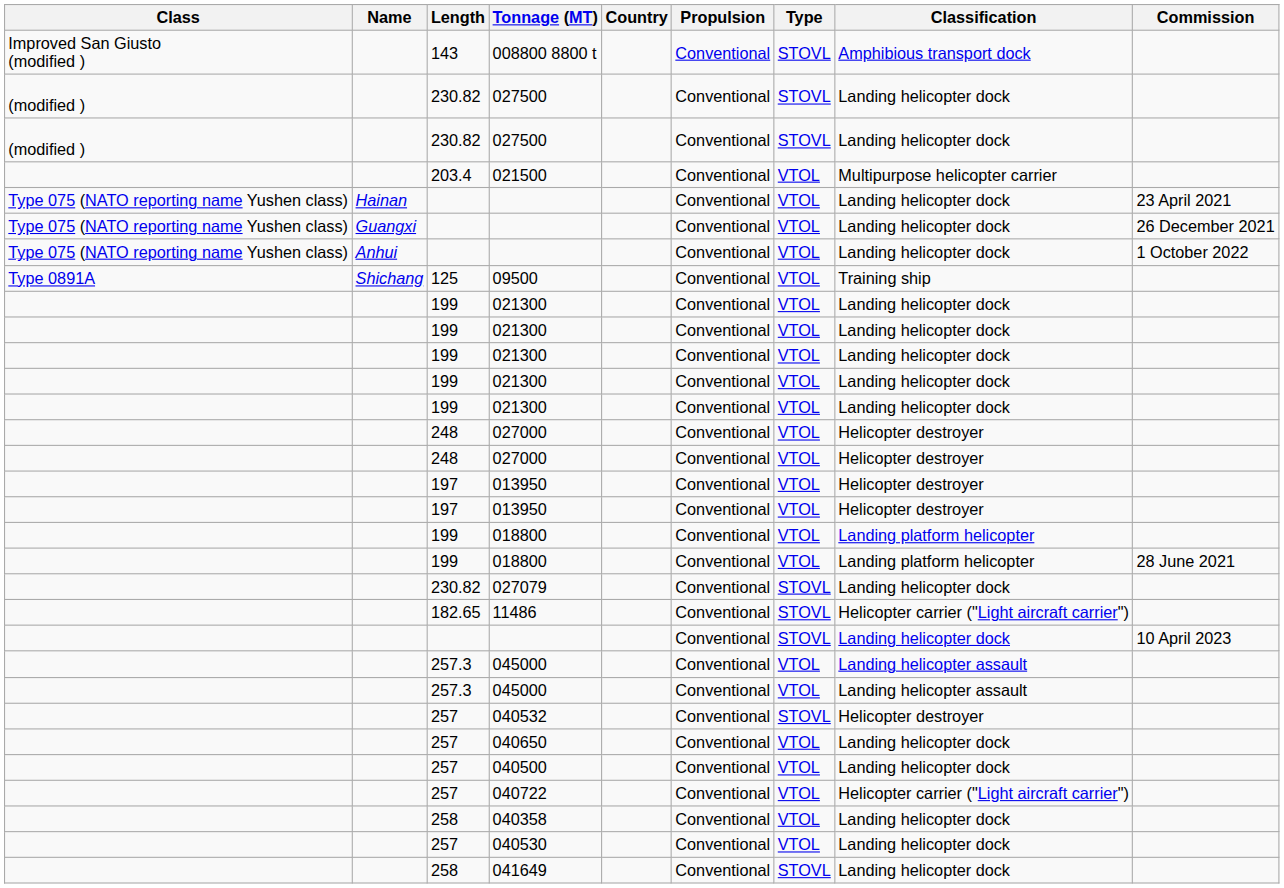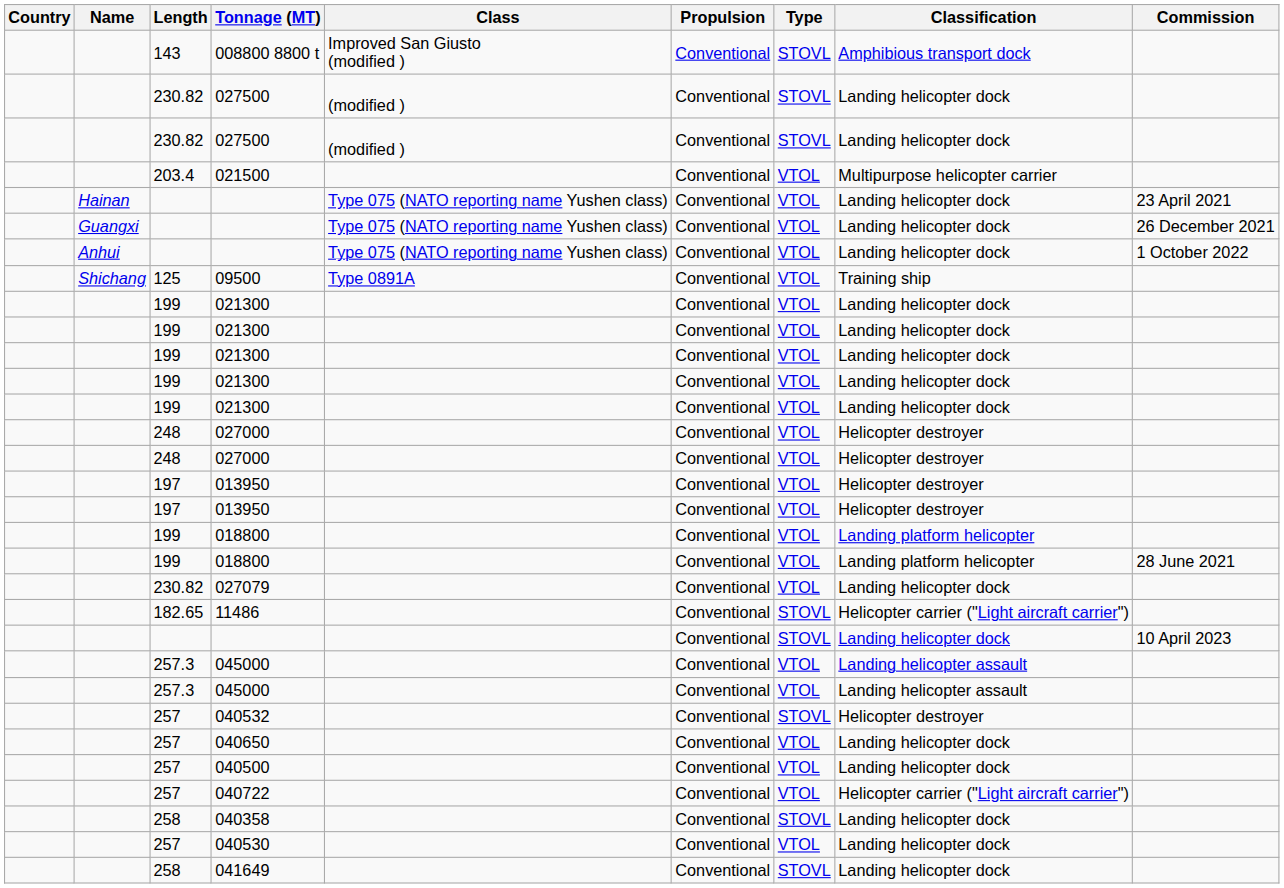columns swapped: (637, 18) <-> (178, 18)
(804, 587) STOVL -> (799, 587) VTOL
(799, 819) VTOL -> (804, 819) STOVL
